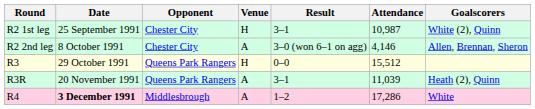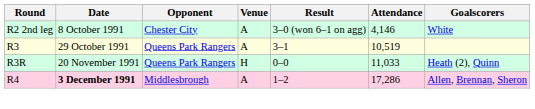- row: (28, 29)
(478, 46) Allen, Brennan, Sheron -> (440, 29) White
(245, 63) H -> (244, 46) A
(281, 63) 0–0 -> (281, 46) 3–1
(386, 63) 15,512 -> (385, 46) 10,519
(245, 79) A -> (244, 63) H
(281, 79) 3–1 -> (281, 63) 0–0
(386, 79) 11,039 -> (385, 63) 11,033
(441, 96) White -> (477, 79) Allen, Brennan, Sheron
